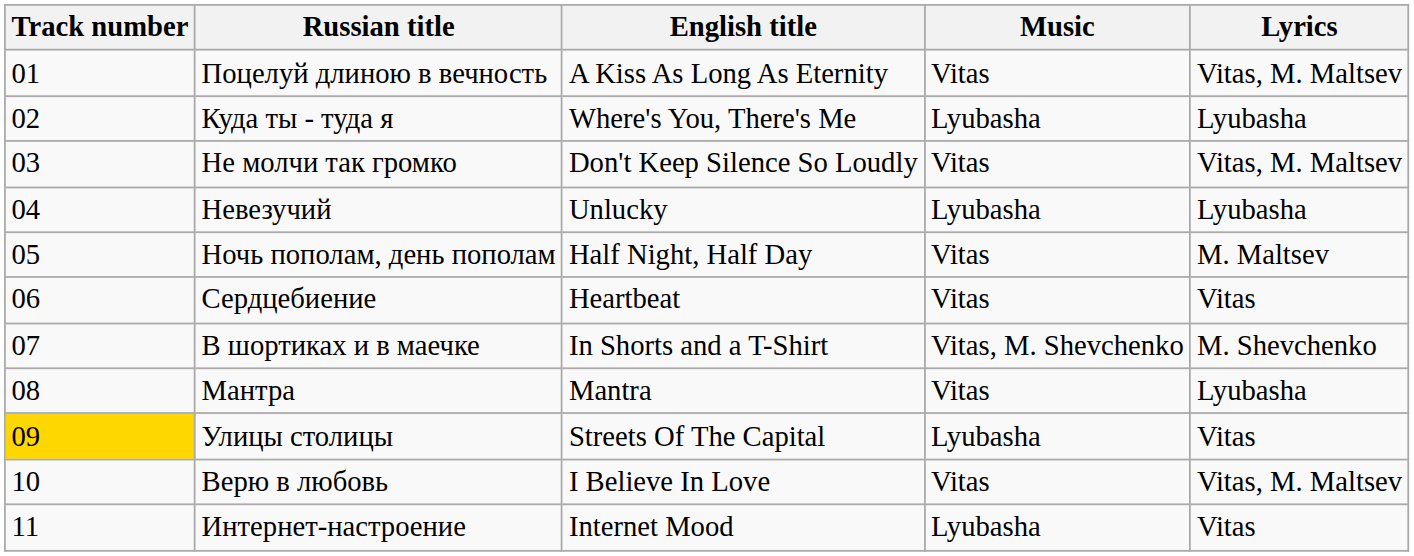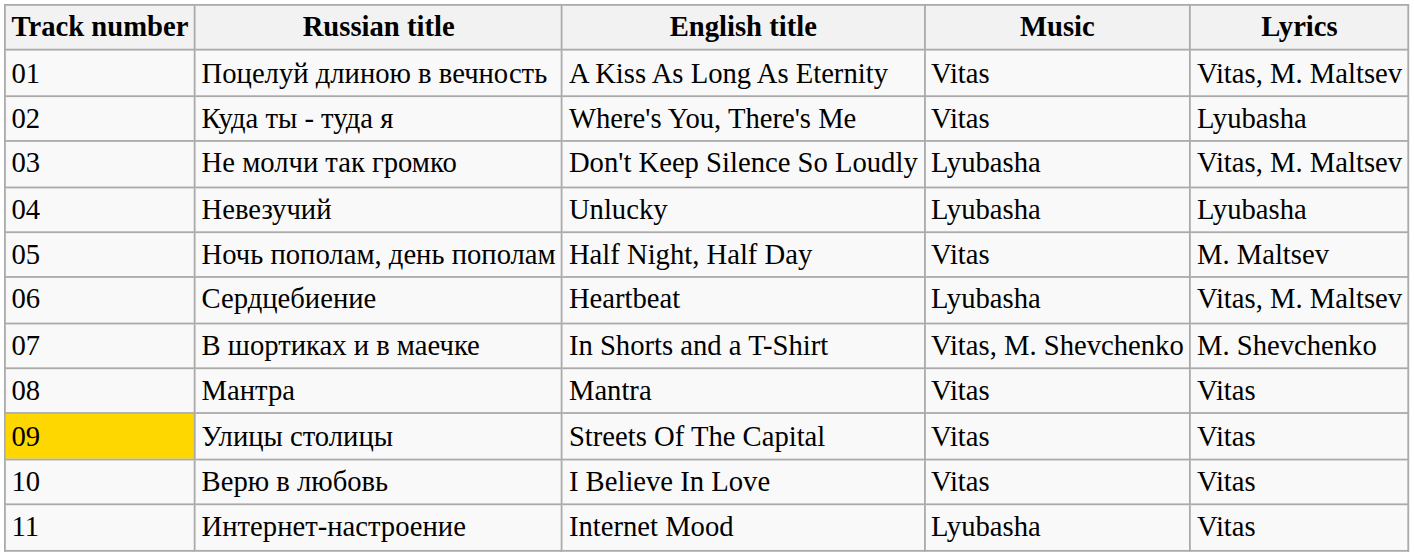(986, 118) Lyubasha -> (960, 118) Vitas
(960, 163) Vitas -> (986, 163) Lyubasha
(960, 299) Vitas -> (986, 299) Lyubasha
(1226, 299) Vitas -> (1300, 299) Vitas, M. Maltsev
(1252, 390) Lyubasha -> (1226, 390) Vitas
(986, 436) Lyubasha -> (960, 436) Vitas
(1300, 481) Vitas, M. Maltsev -> (1226, 481) Vitas
